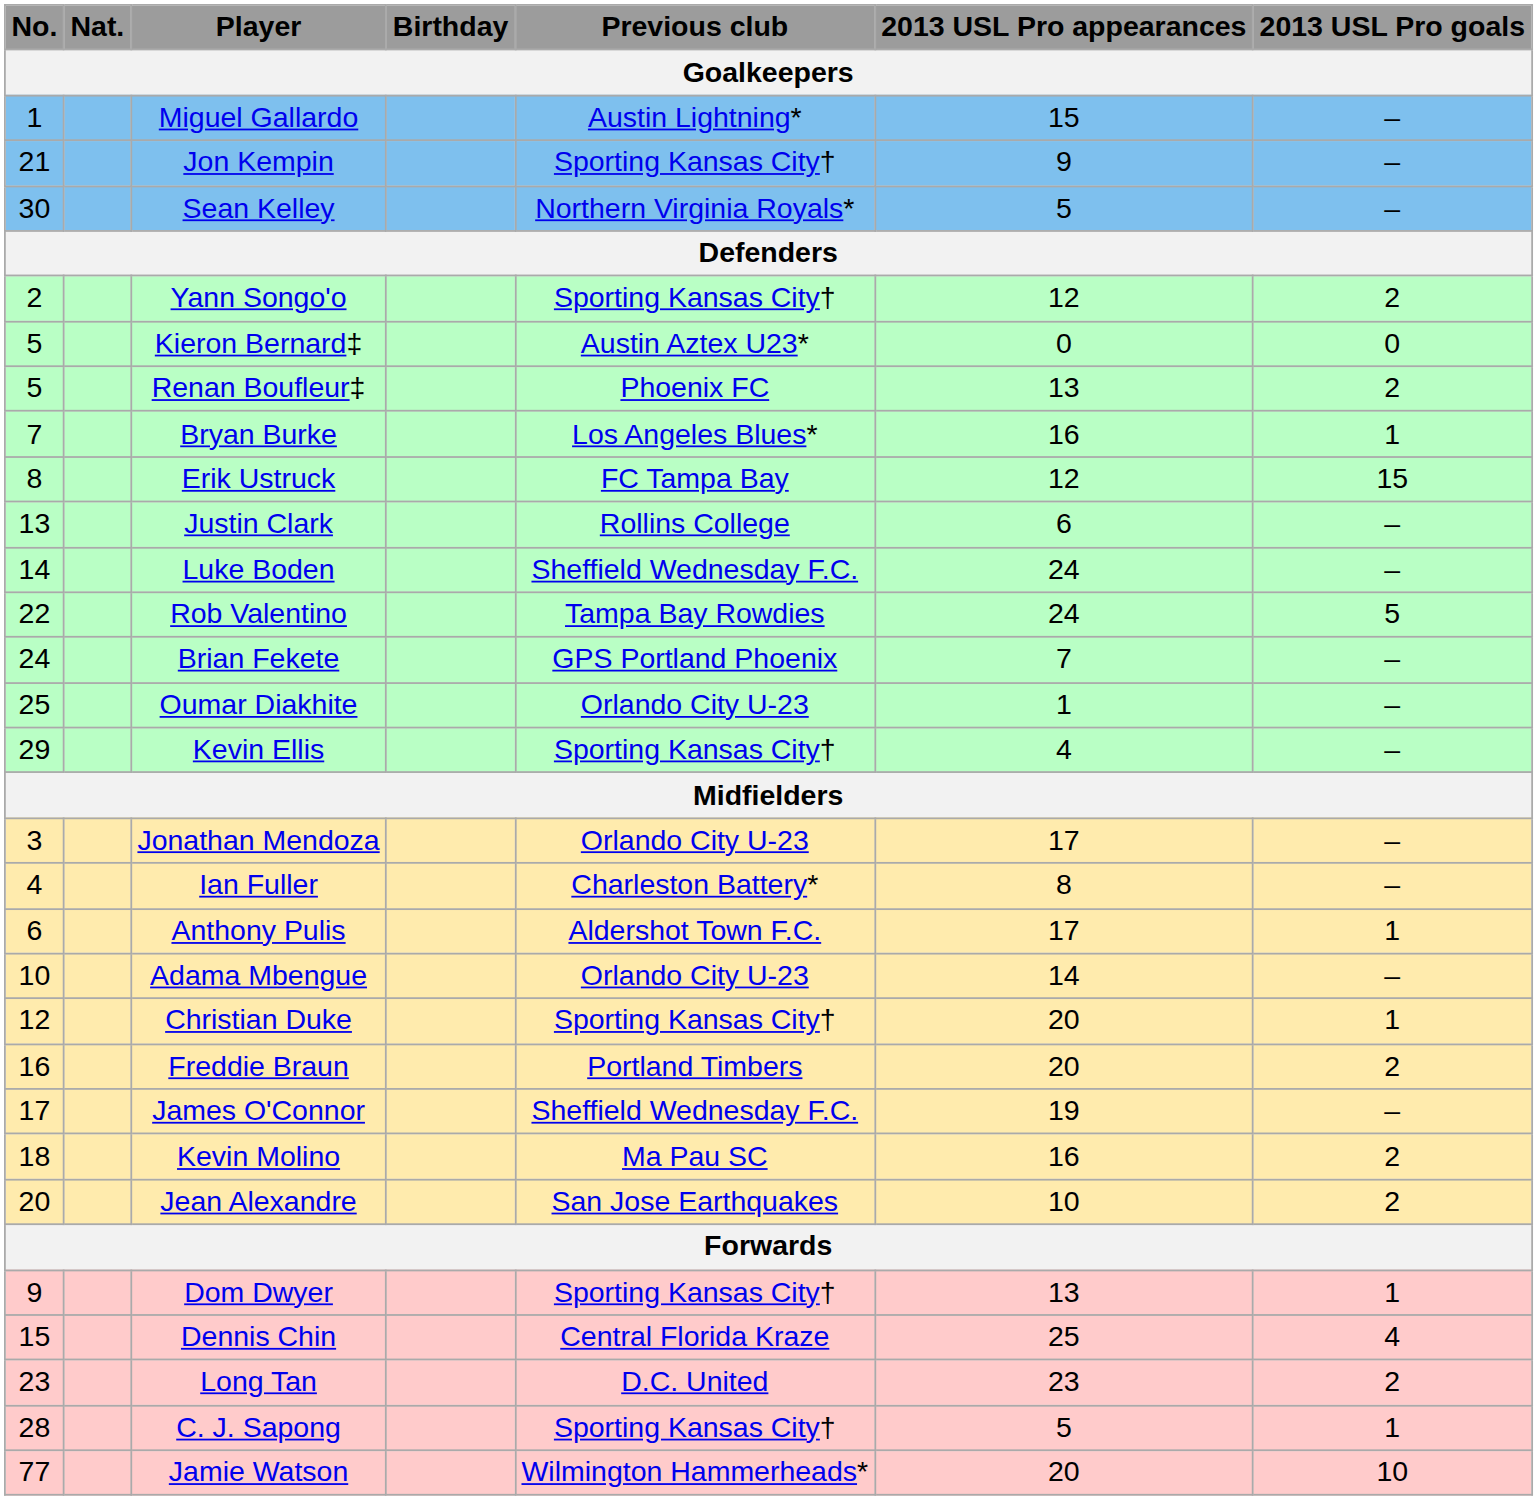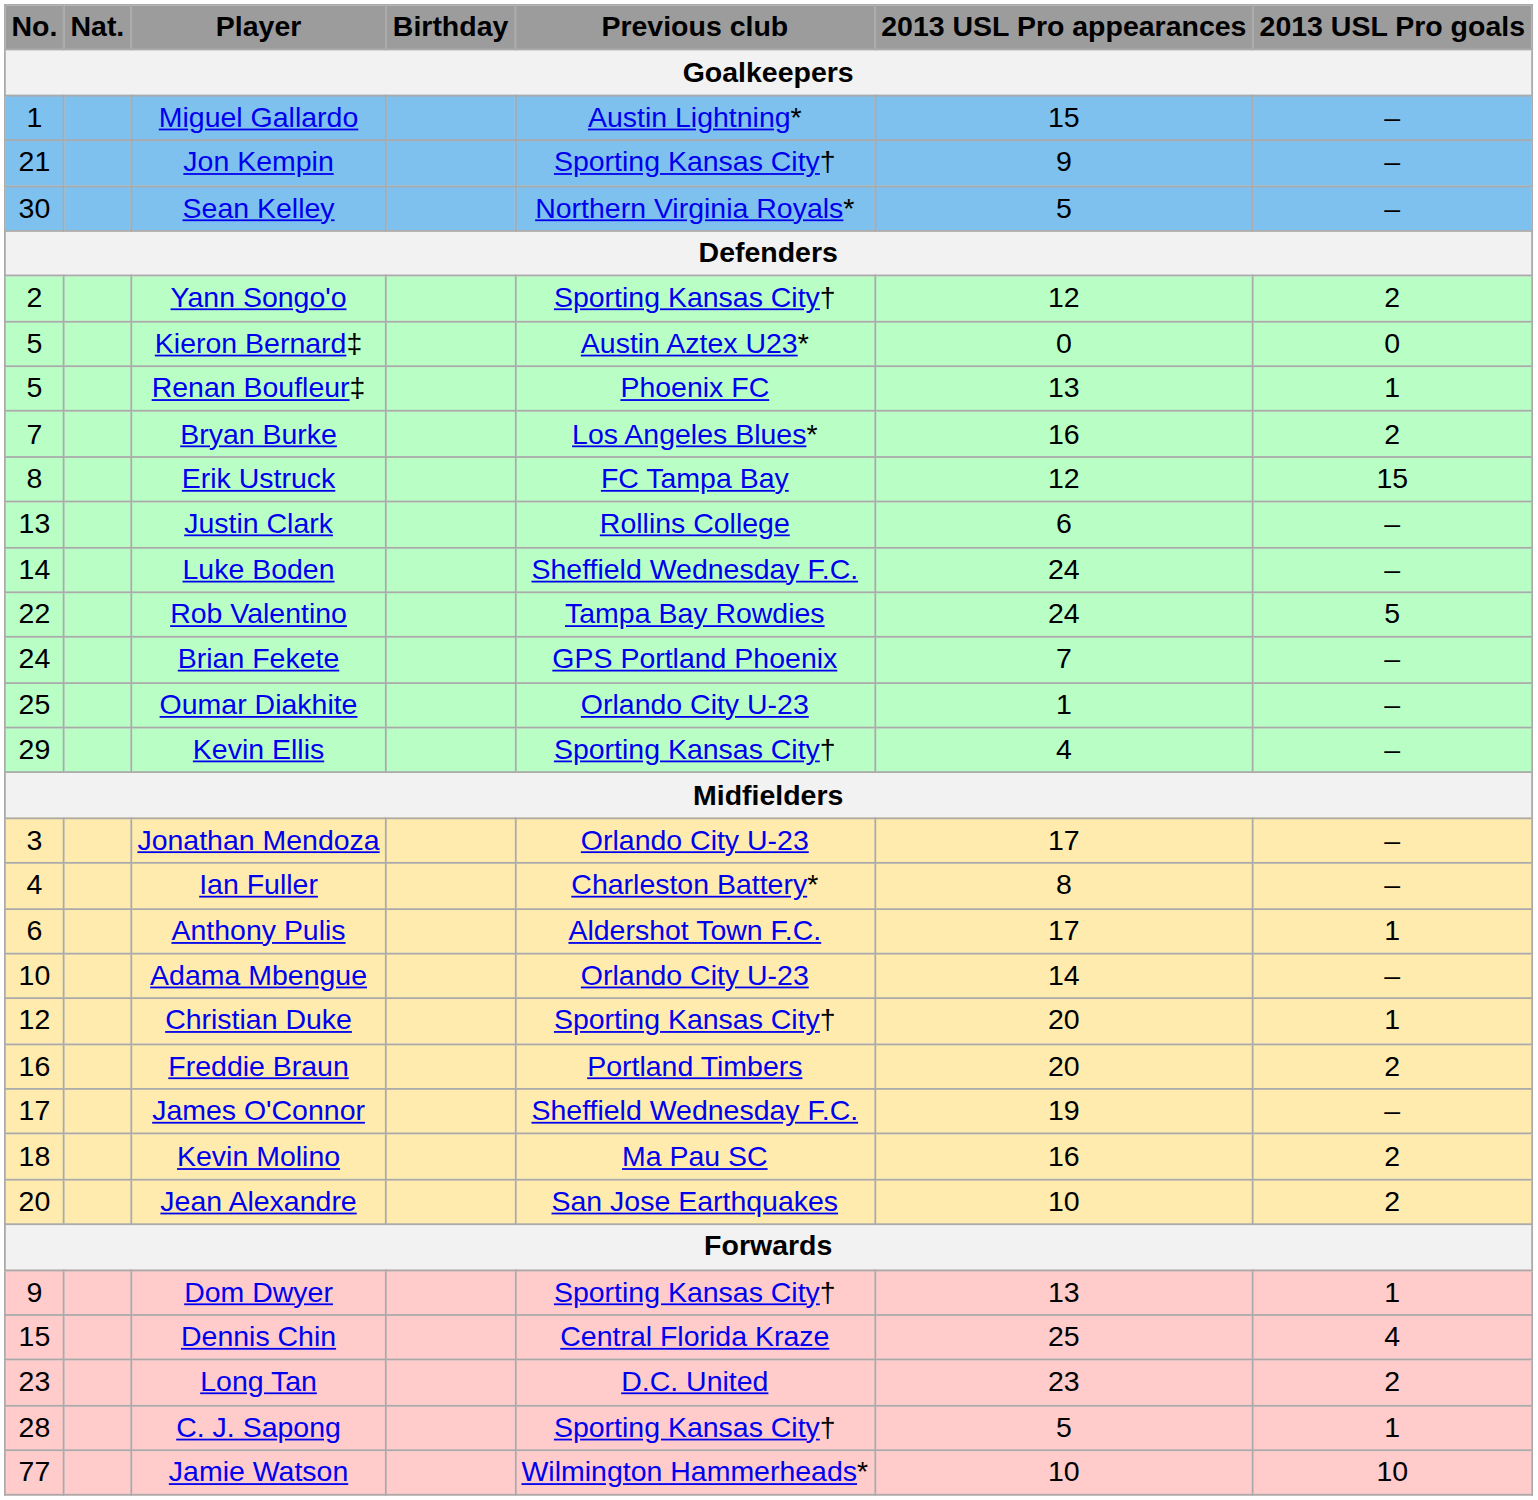(1392, 388) 2 -> (1392, 388) 1
(1392, 433) 1 -> (1392, 433) 2
(1064, 1472) 20 -> (1064, 1472) 10
